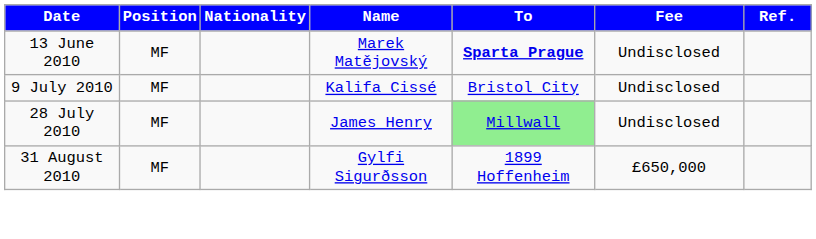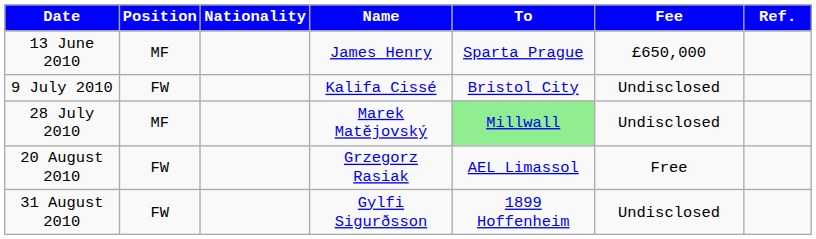(381, 53) Marek Matějovský -> (381, 53) James Henry
(523, 53) bold -> (523, 53) normal
(669, 53) Undisclosed -> (669, 53) £650,000
(160, 88) MF -> (160, 88) FW
(381, 123) James Henry -> (381, 123) Marek Matějovský
+ row: (62, 167)
(160, 167) MF -> (160, 212) FW
(669, 167) £650,000 -> (669, 212) Undisclosed
